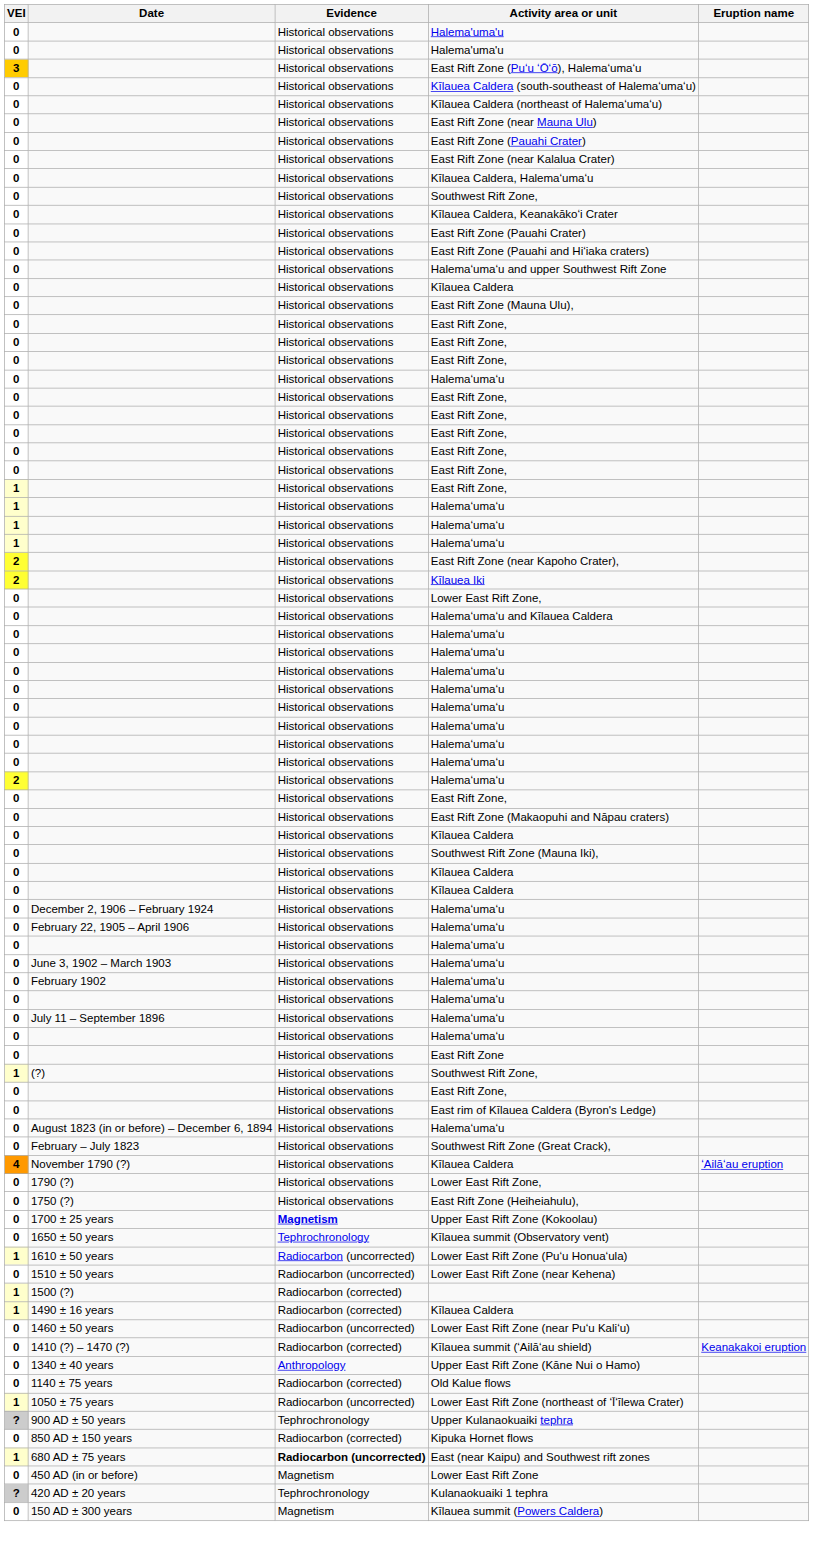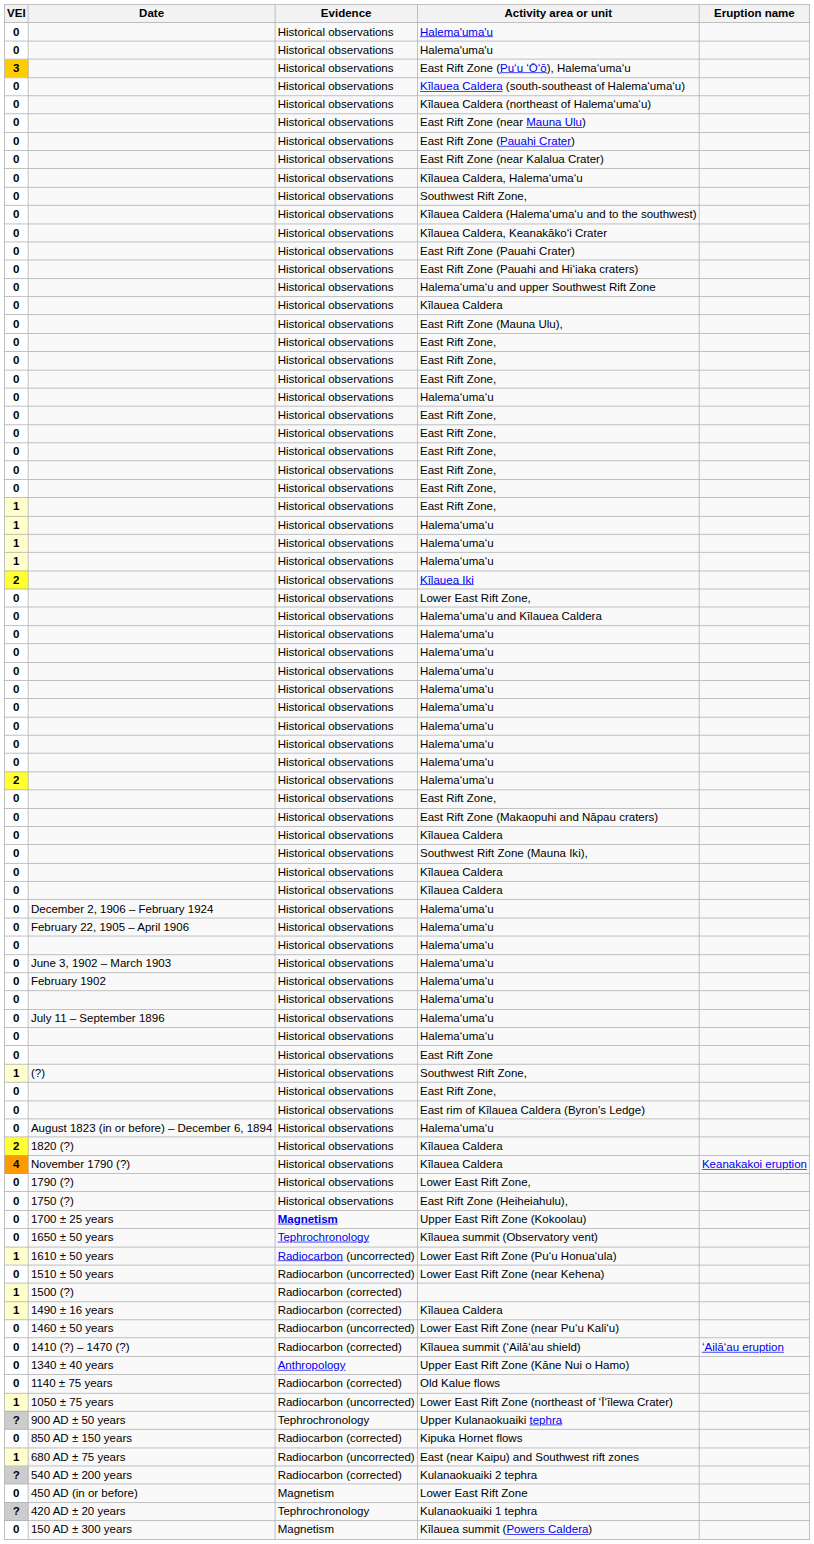+ row: (152, 214)
- row: (152, 562)
- row: (85, 1146)
+ row: (52, 1146)
(742, 1164) ʻAilāʻau eruption -> (754, 1164) Keanakakoi eruption
(754, 1347) Keanakakoi eruption -> (743, 1347) ʻAilāʻau eruption
(352, 1456) bold -> (346, 1456) normal
+ row: (81, 1475)
